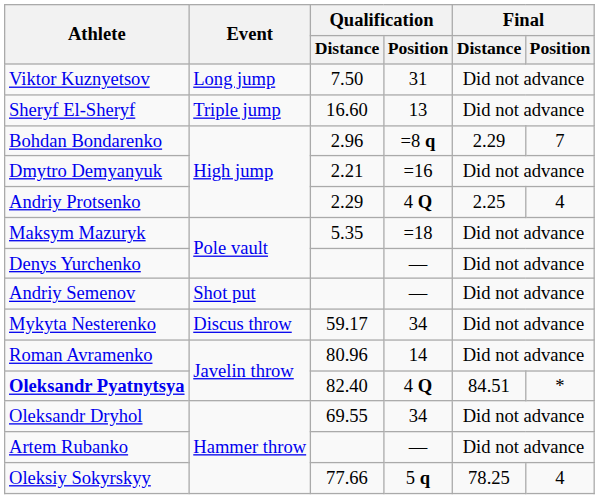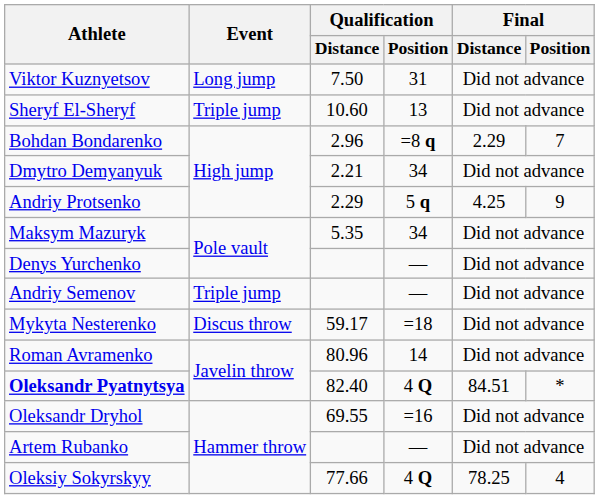(347, 110) 16.60 -> (347, 110) 10.60
(418, 171) =16 -> (418, 171) 34
(418, 202) 4 Q -> (418, 202) 5 q
(489, 202) 2.25 -> (489, 202) 4.25
(560, 202) 4 -> (560, 202) 9
(418, 233) =18 -> (418, 233) 34
(224, 294) Shot put -> (237, 294) Triple jump
(418, 324) 34 -> (418, 324) =18
(418, 416) 34 -> (418, 416) =16
(418, 478) 5 q -> (418, 478) 4 Q
